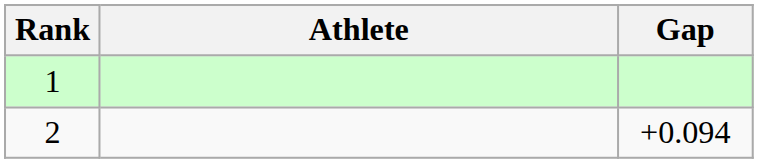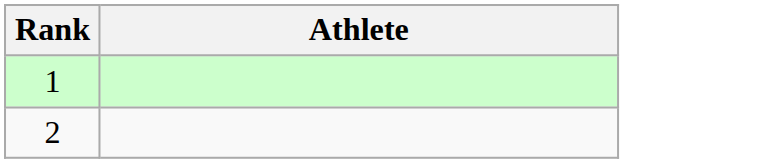- column: (685, 30)
